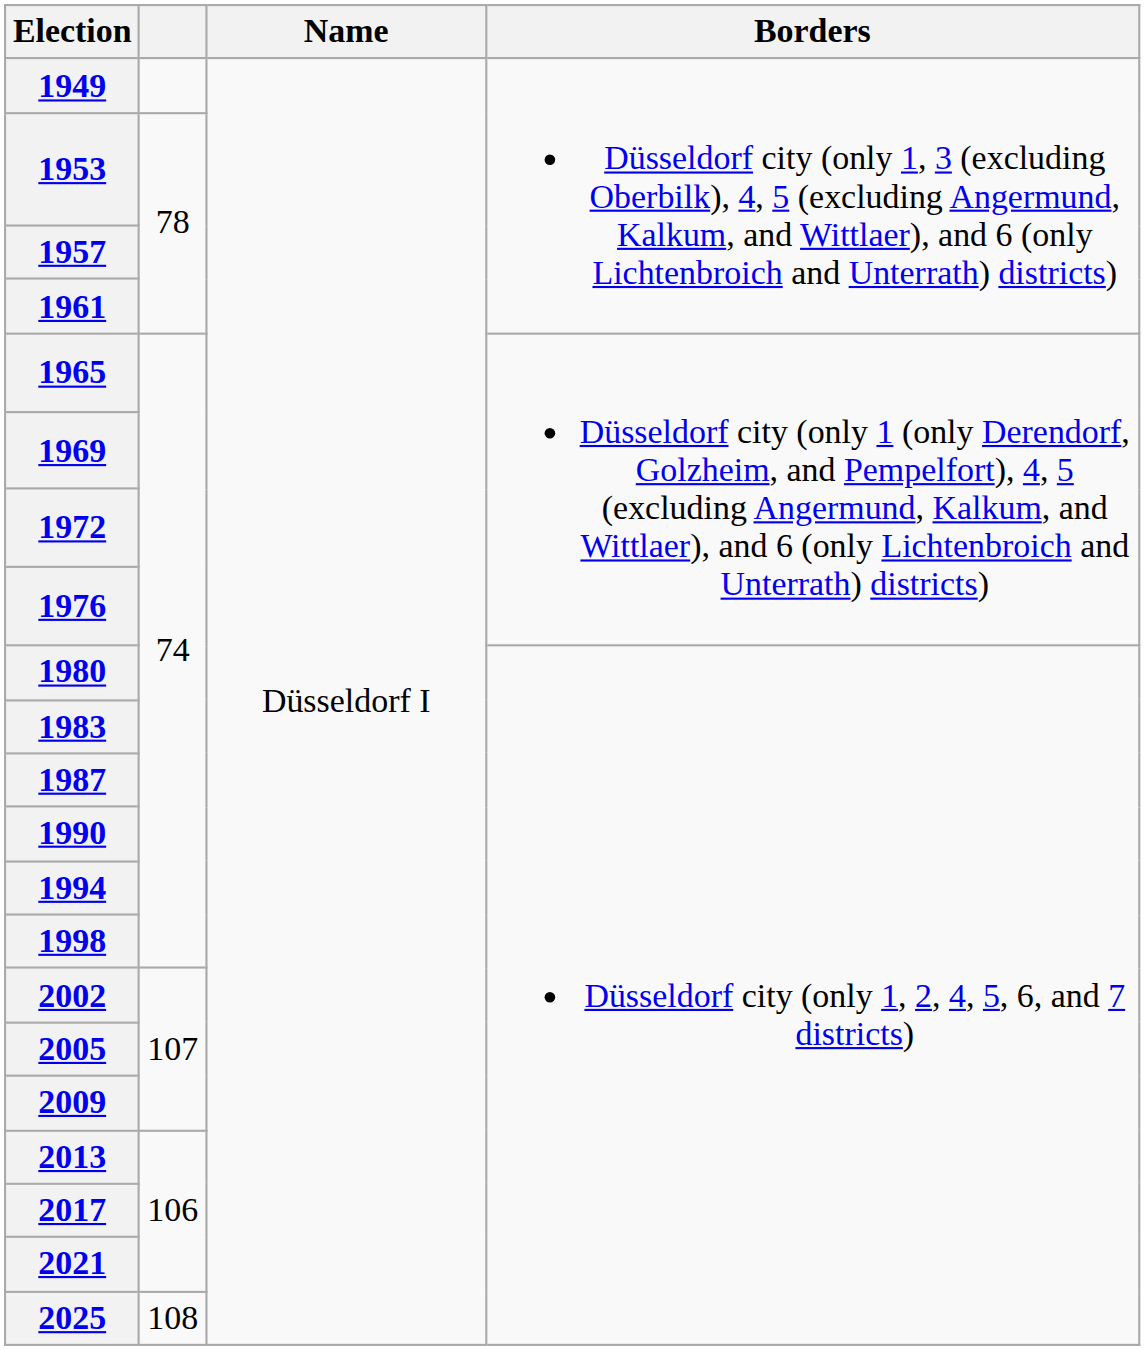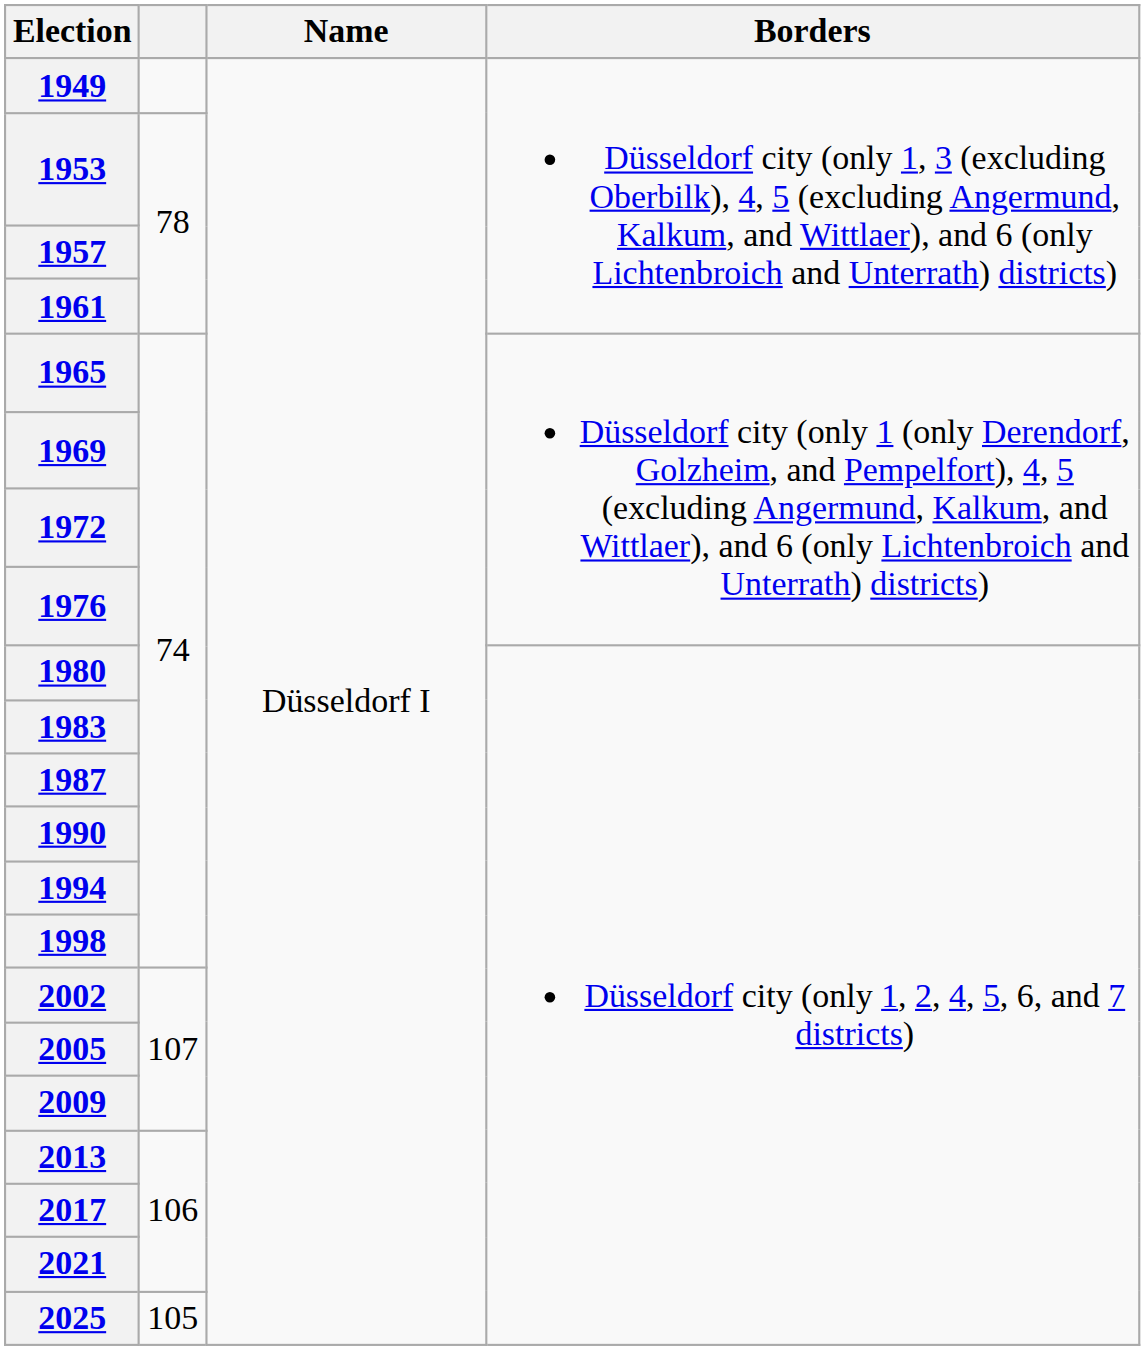(173, 1317) 108 -> (173, 1317) 105
